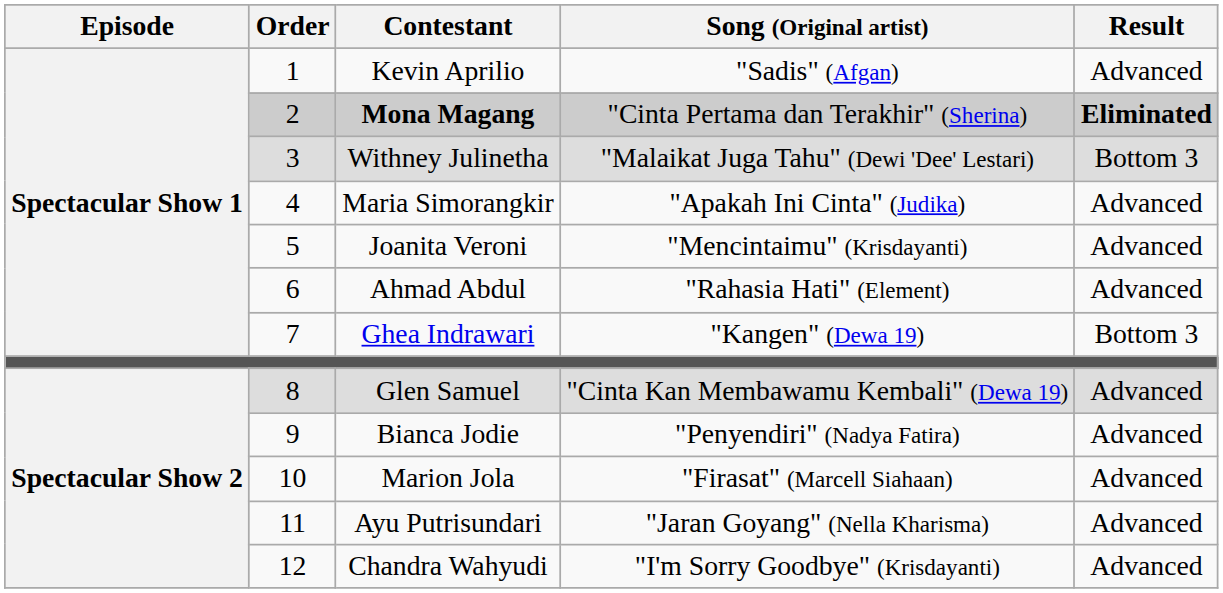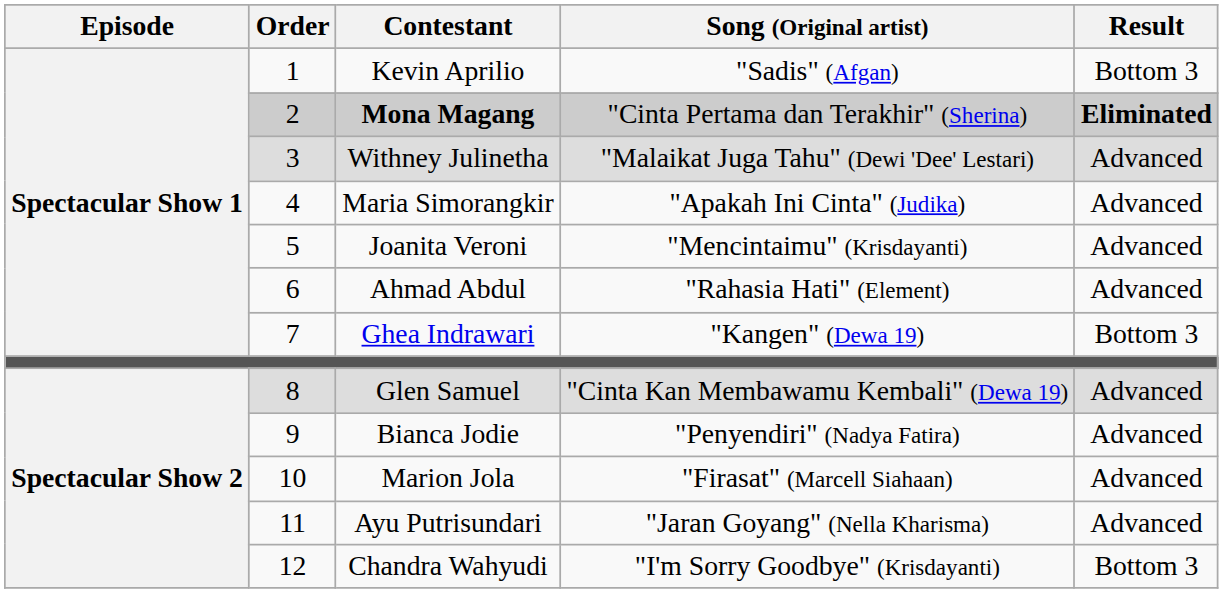(1146, 70) Advanced -> (1146, 70) Bottom 3
(1146, 158) Bottom 3 -> (1146, 158) Advanced
(1146, 565) Advanced -> (1146, 565) Bottom 3
